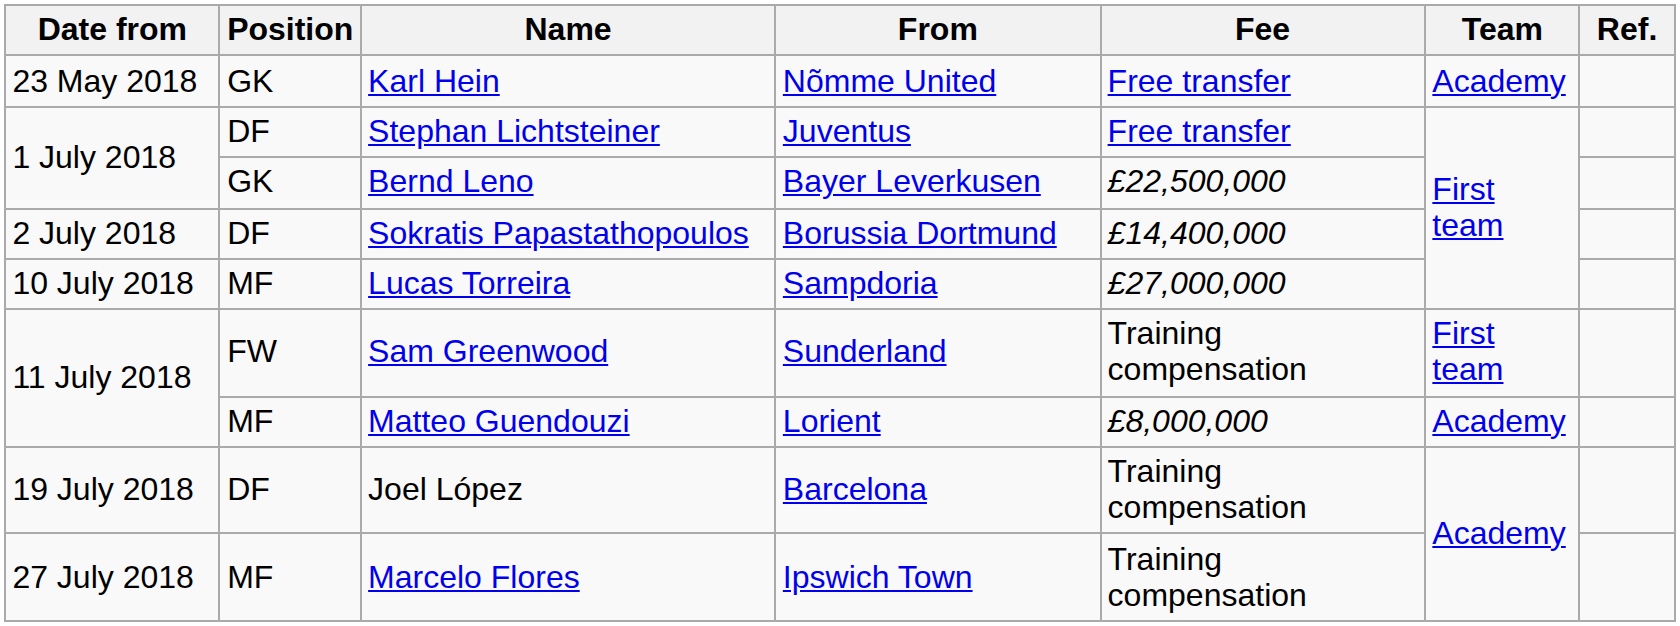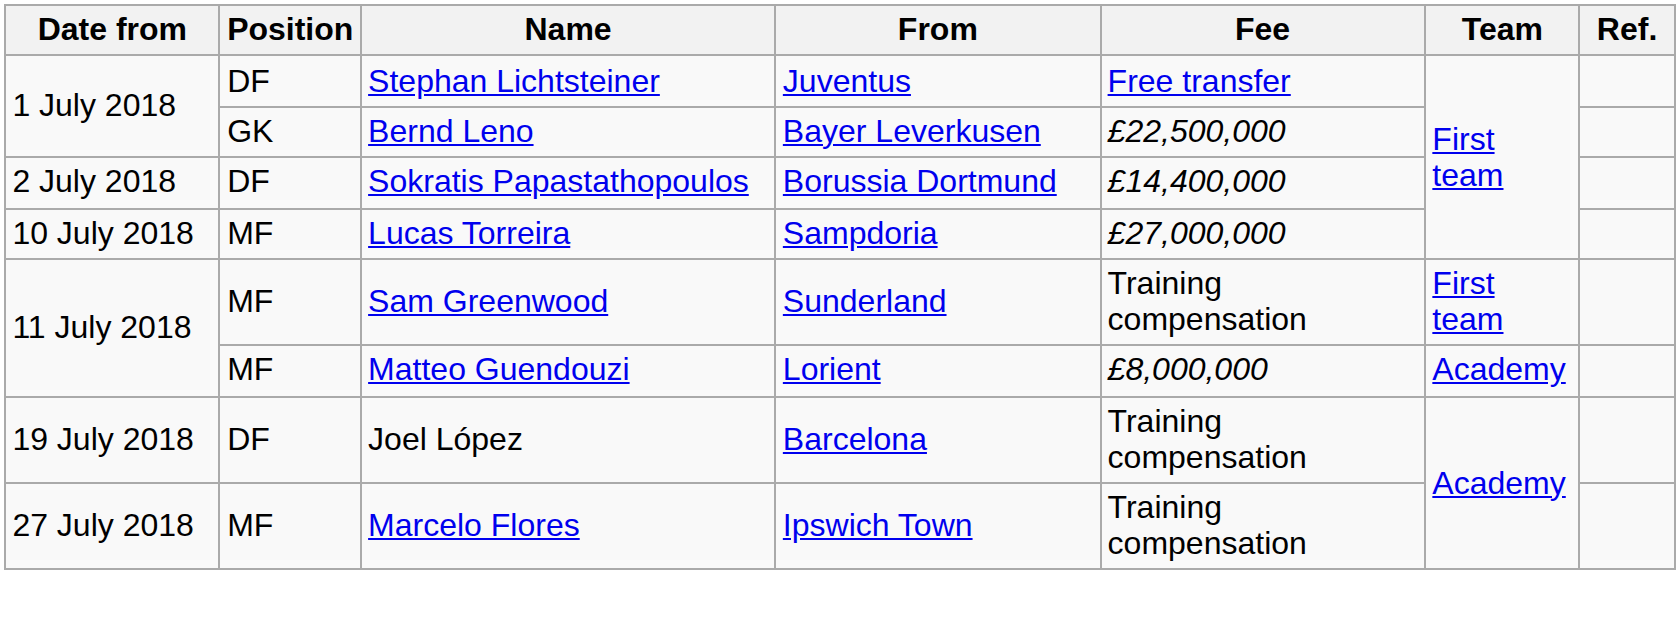- row: (434, 80)
(252, 352) FW -> (250, 301) MF
